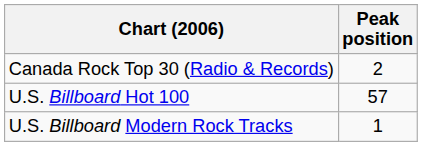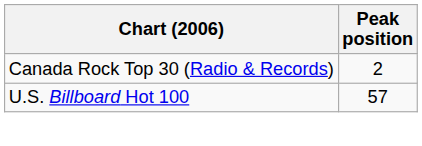- row: (151, 126)
